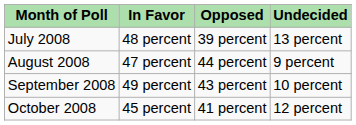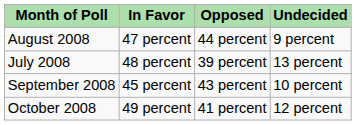rows swapped: (39, 39) <-> (49, 62)
(157, 85) 49 percent -> (157, 85) 45 percent
(157, 108) 45 percent -> (157, 108) 49 percent
